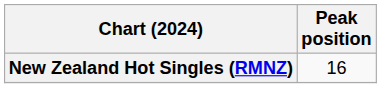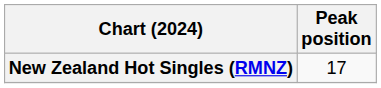(336, 67) 16 -> (336, 67) 17
